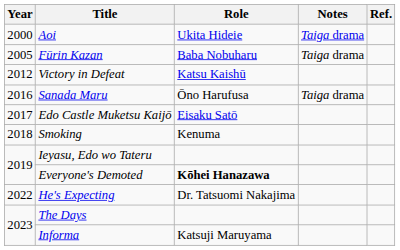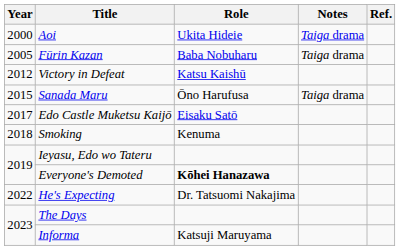(20, 94) 2016 -> (20, 94) 2015
